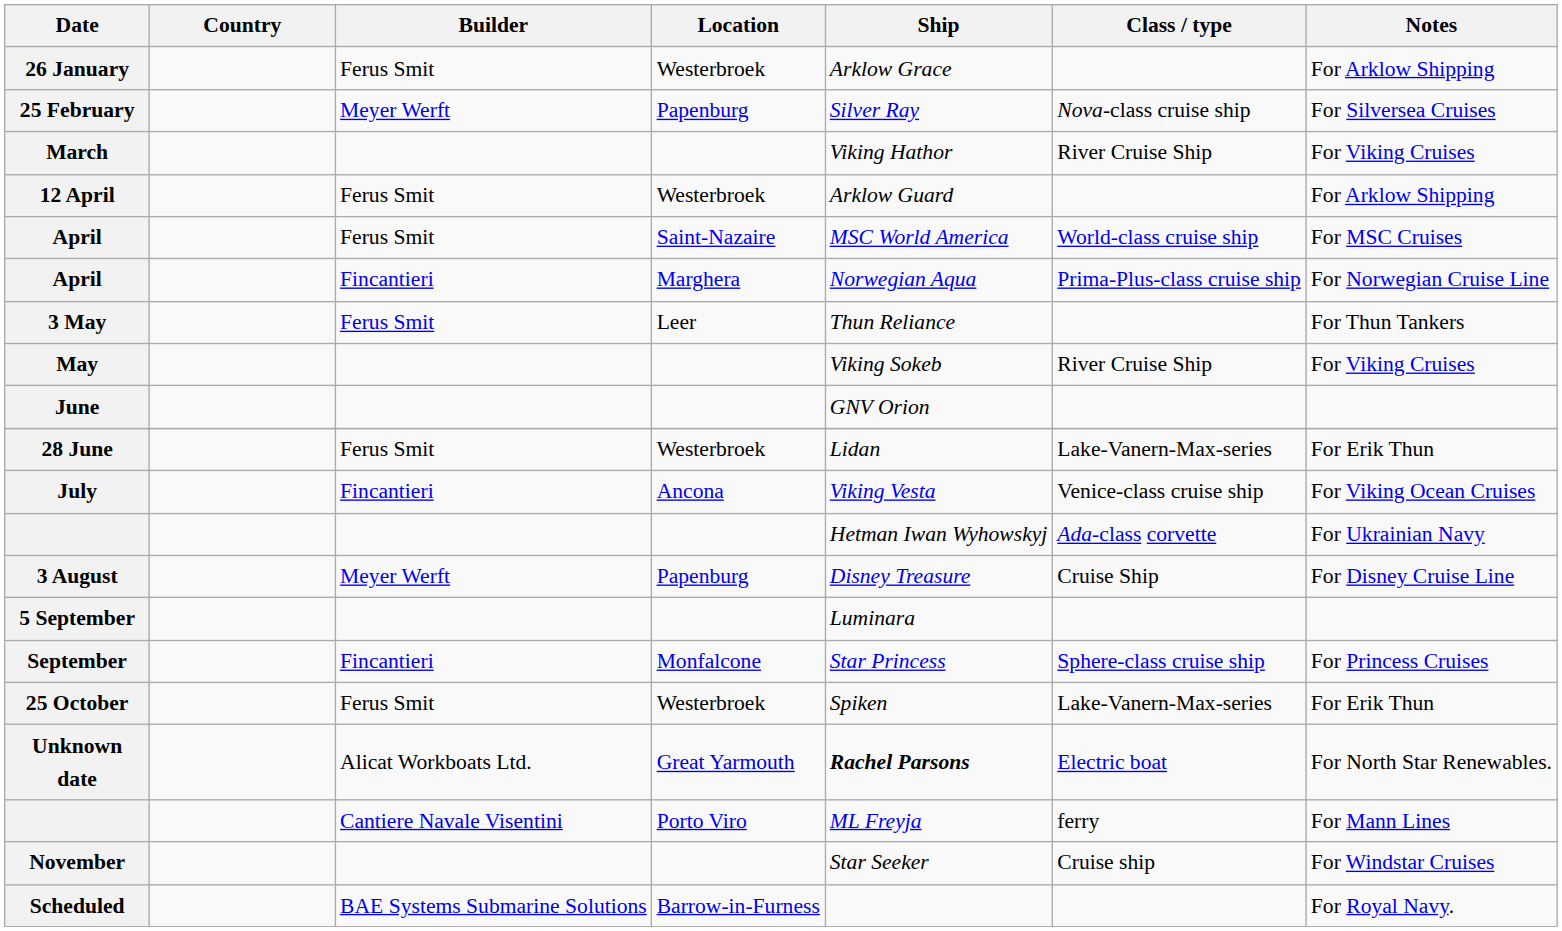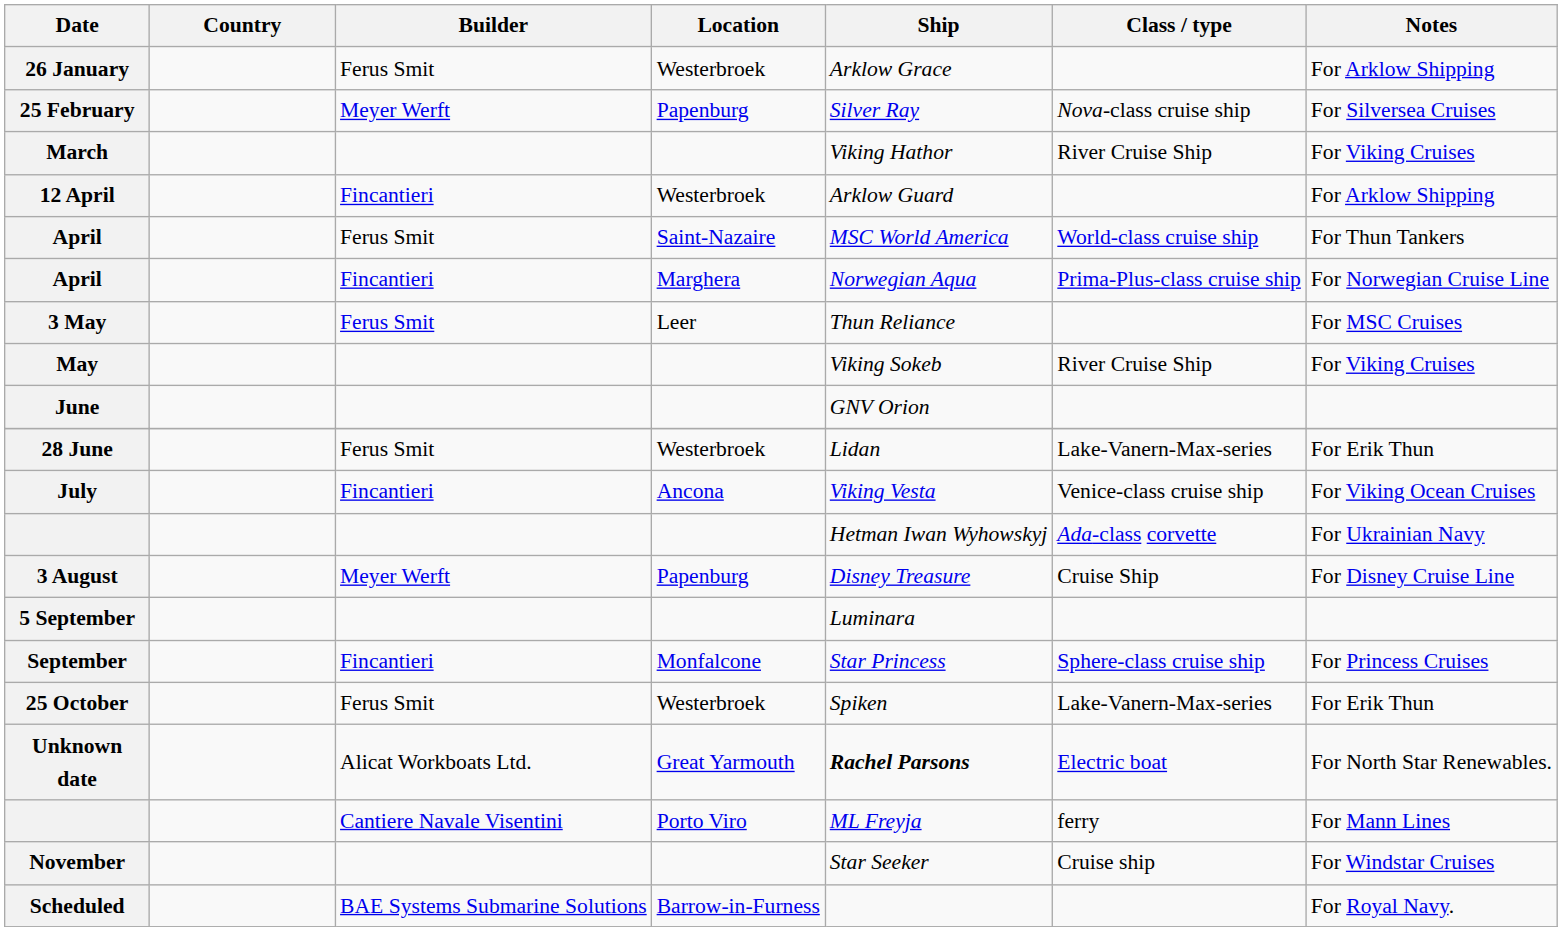(387, 195) Ferus Smit -> (387, 195) Fincantieri
(1386, 237) For MSC Cruises -> (1388, 237) For Thun Tankers
(1388, 322) For Thun Tankers -> (1386, 322) For MSC Cruises
